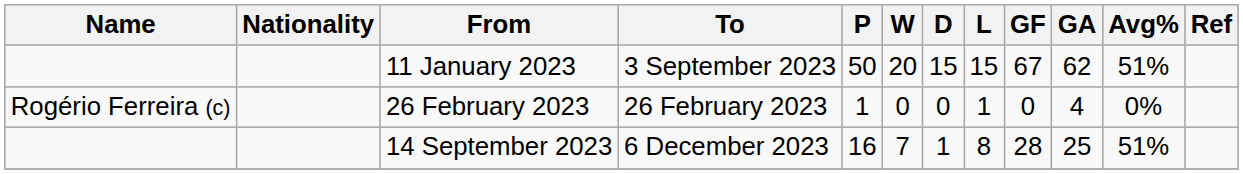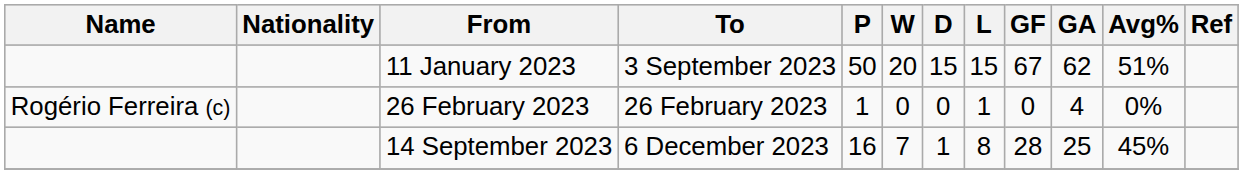(1143, 147) 51% -> (1143, 147) 45%
